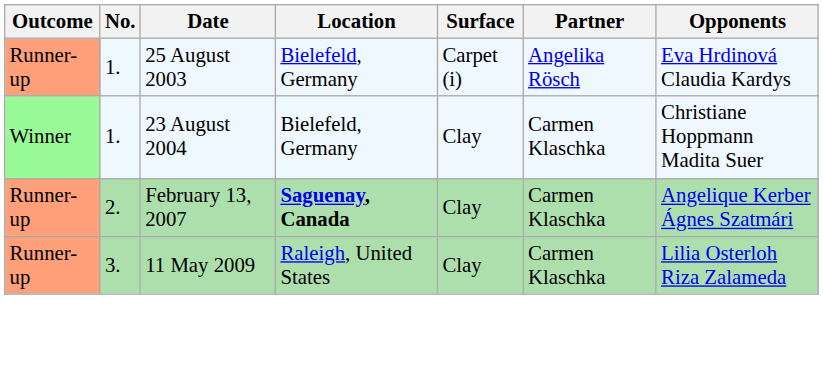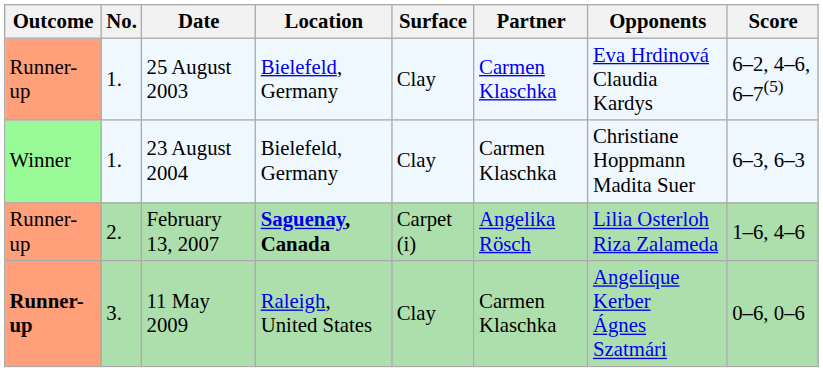+ column: (773, 20)
(470, 66) Carpet (i) -> (416, 78) Clay
(566, 66) Angelika Rösch -> (518, 78) Carmen Klaschka
(462, 206) Clay -> (424, 230) Carpet (i)
(567, 206) Carmen Klaschka -> (517, 230) Angelika Rösch
(736, 206) Angelique Kerber Ágnes Szatmári -> (656, 230) Lilia Osterloh Riza Zalameda
(43, 264) normal -> (47, 312) bold
(724, 264) Lilia Osterloh Riza Zalameda -> (636, 312) Angelique Kerber Ágnes Szatmári
